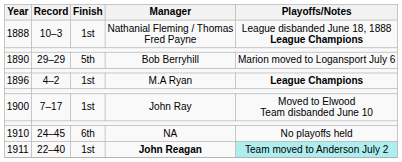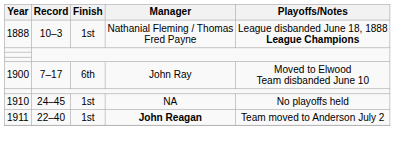- row: (18, 60)
- row: (18, 81)
(88, 107) 1st -> (88, 75) 6th
(88, 133) 6th -> (88, 101) 1st
(317, 149) paleturquoise background -> (313, 117) no background
